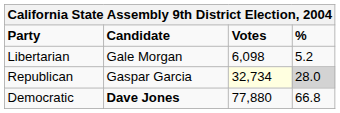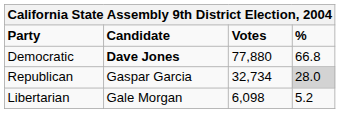rows swapped: (41, 98) <-> (38, 56)
(252, 77) lightyellow background -> (252, 77) no background
